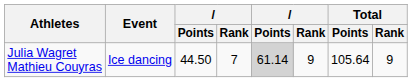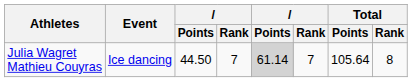(311, 60) 9 -> (311, 60) 7
(390, 60) 9 -> (390, 60) 8
